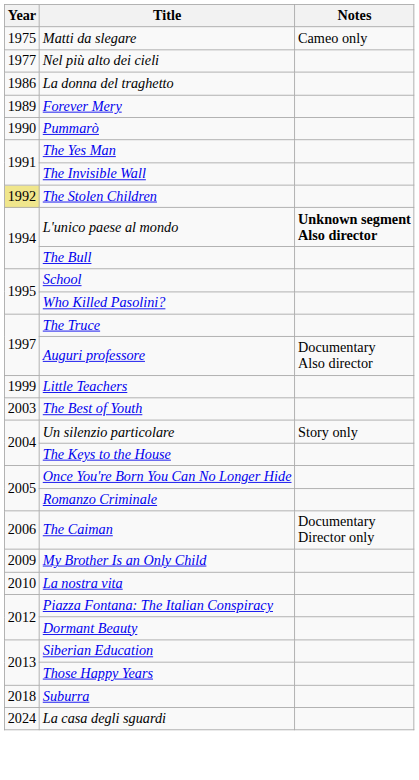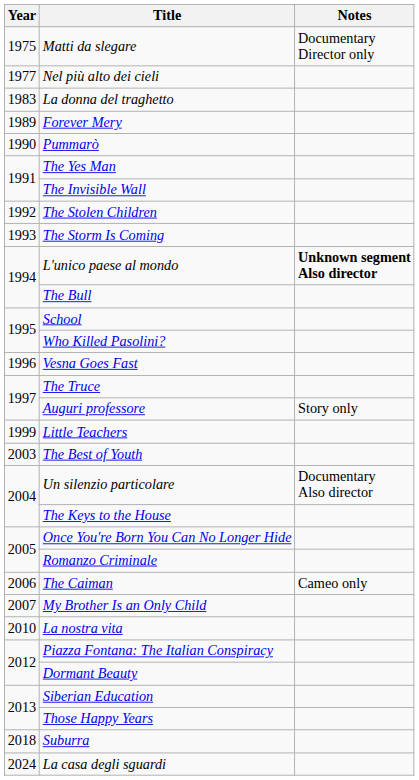(333, 38) Cameo only -> (337, 46) Documentary Director only
(22, 83) 1986 -> (22, 99) 1983
(22, 196) khaki background -> (22, 212) no background
+ row: (103, 235)
+ row: (90, 364)
(337, 355) Documentary Also director -> (328, 409) Story only
(328, 431) Story only -> (337, 484) Documentary Also director
(337, 530) Documentary Director only -> (333, 583) Cameo only
(22, 560) 2009 -> (22, 605) 2007
